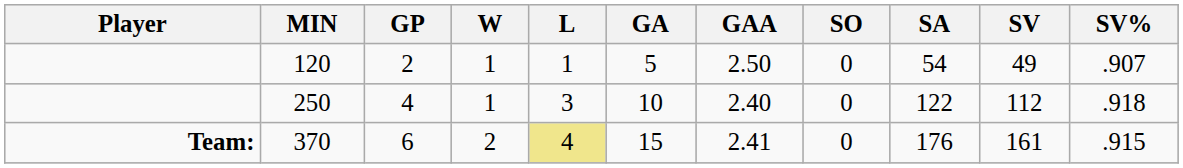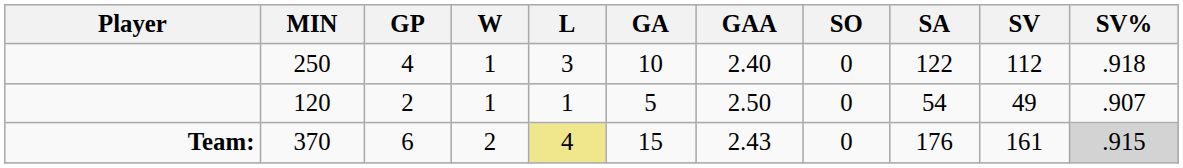rows swapped: (312, 102) <-> (312, 63)
(749, 142) 2.41 -> (749, 142) 2.43
(1124, 142) no background -> (1124, 142) lightgrey background
